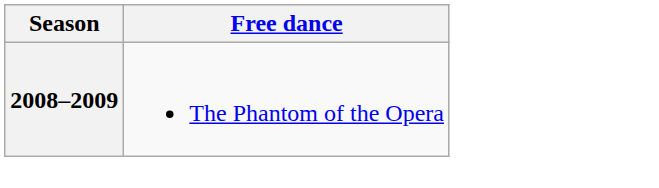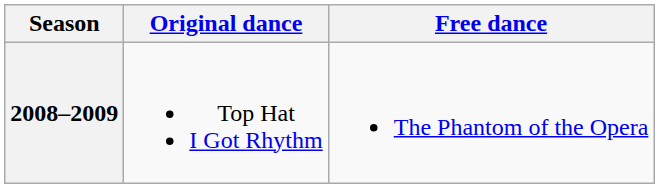+ column: (226, 23)
